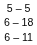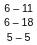rows swapped: (19, 8) <-> (19, 37)
